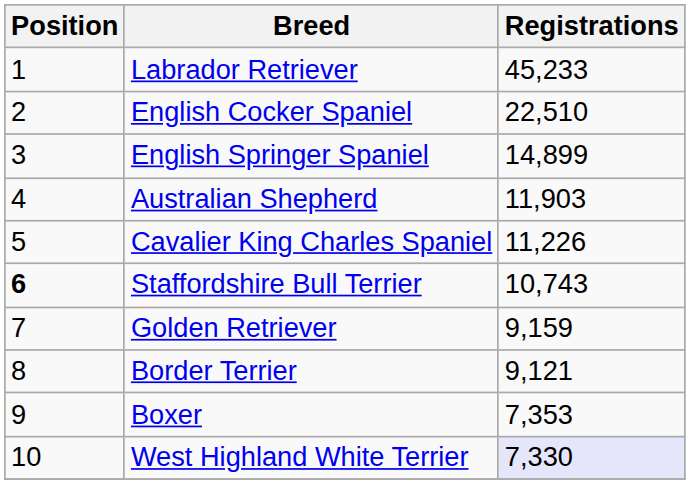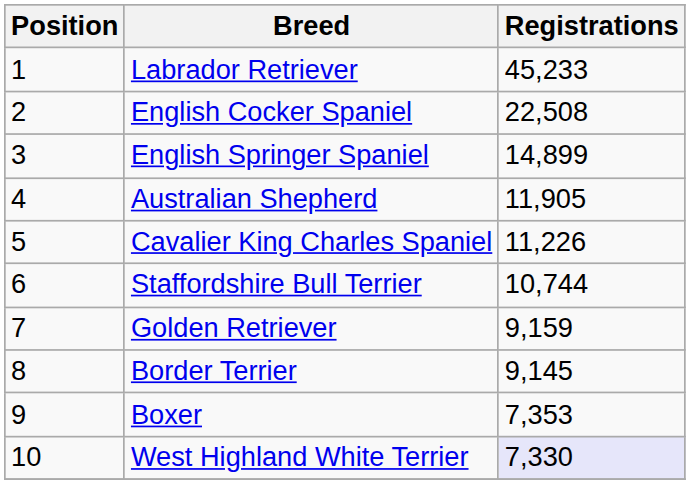(546, 112) 22,510 -> (546, 112) 22,508
(545, 198) 11,903 -> (545, 198) 11,905
(19, 284) bold -> (19, 284) normal
(546, 284) 10,743 -> (546, 284) 10,744
(539, 371) 9,121 -> (539, 371) 9,145
